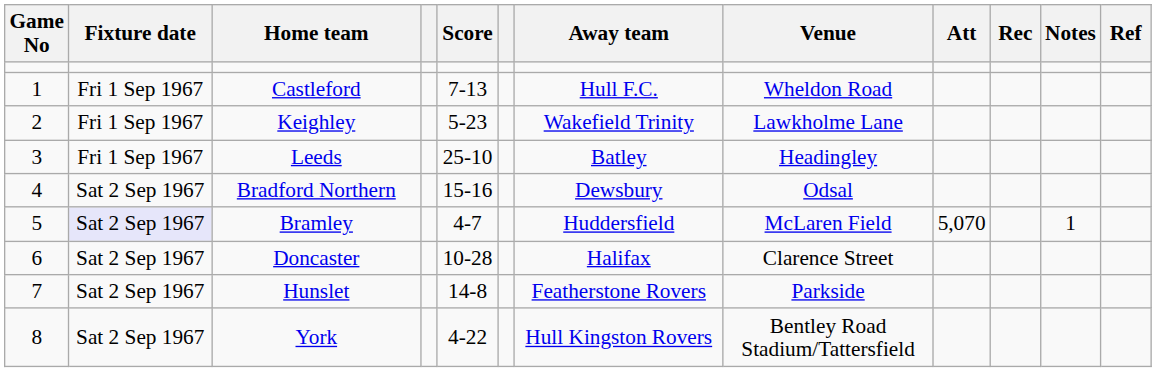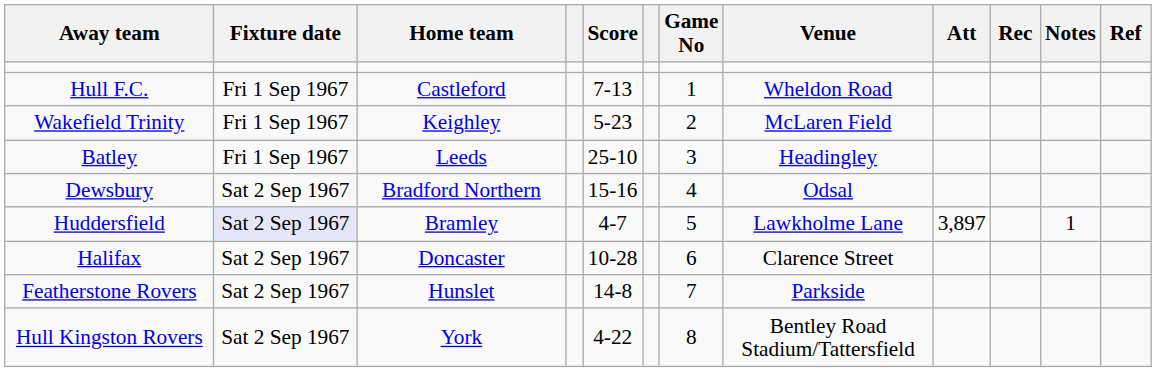columns swapped: (37, 33) <-> (619, 33)
(828, 122) Lawkholme Lane -> (828, 122) McLaren Field
(828, 223) McLaren Field -> (828, 223) Lawkholme Lane
(962, 223) 5,070 -> (962, 223) 3,897
